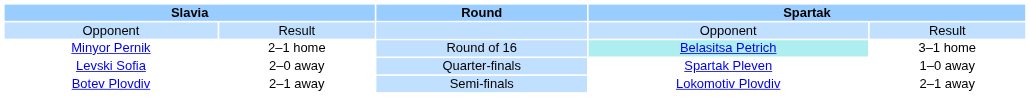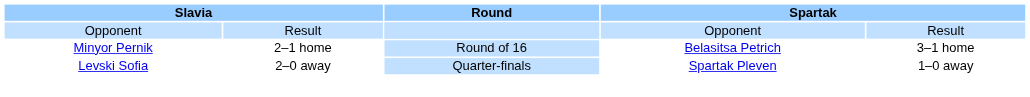(728, 48) paleturquoise background -> (733, 48) no background
- row: (111, 84)
